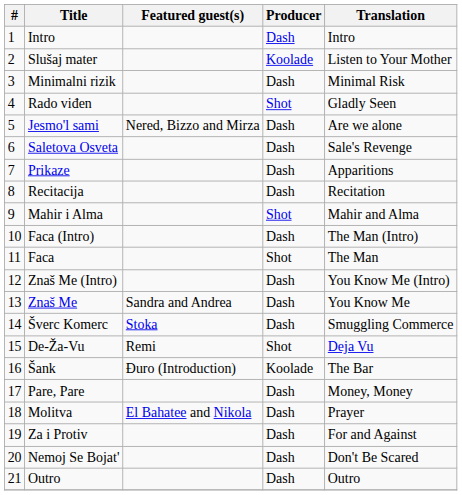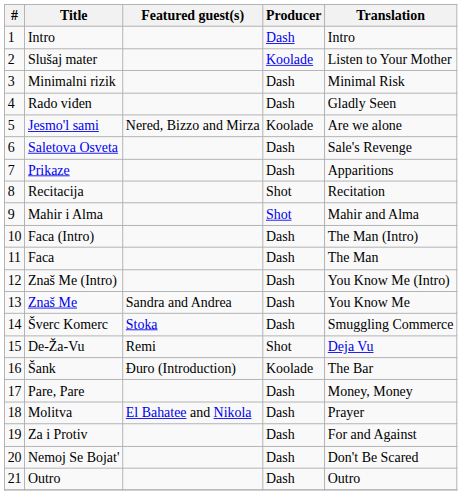(279, 103) Shot -> (280, 103) Dash
(280, 125) Dash -> (290, 125) Koolade
(280, 192) Dash -> (279, 192) Shot
(279, 258) Shot -> (280, 258) Dash
